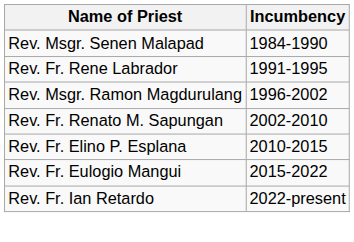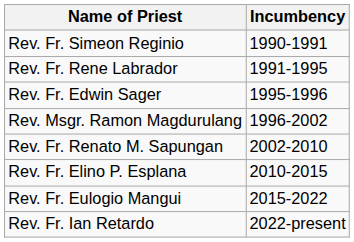- row: (106, 43)
+ row: (96, 43)
+ row: (85, 95)
